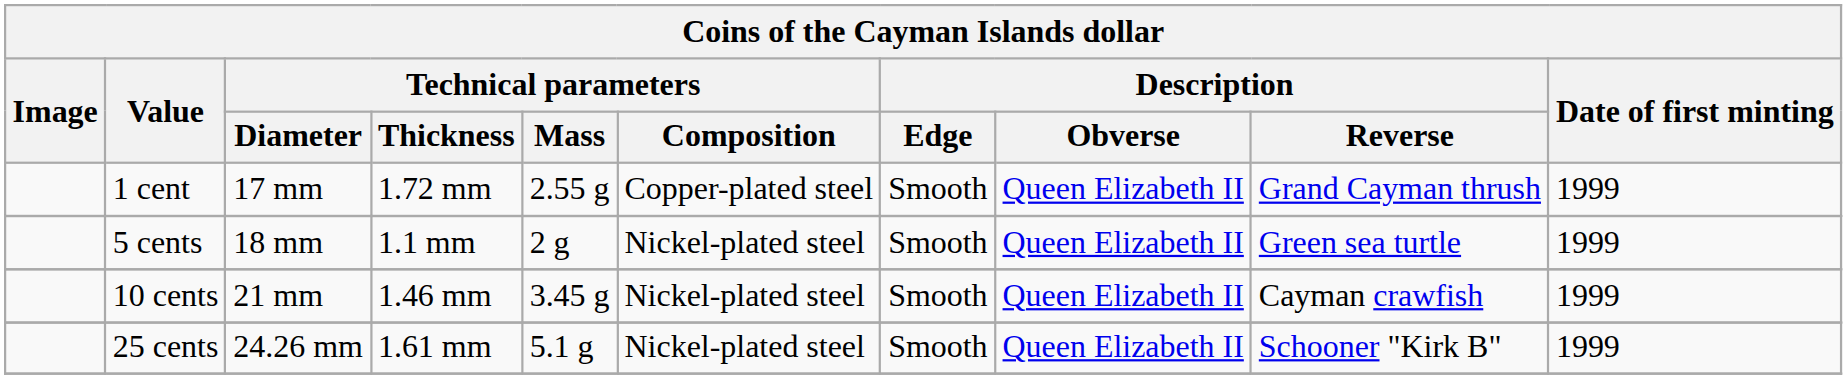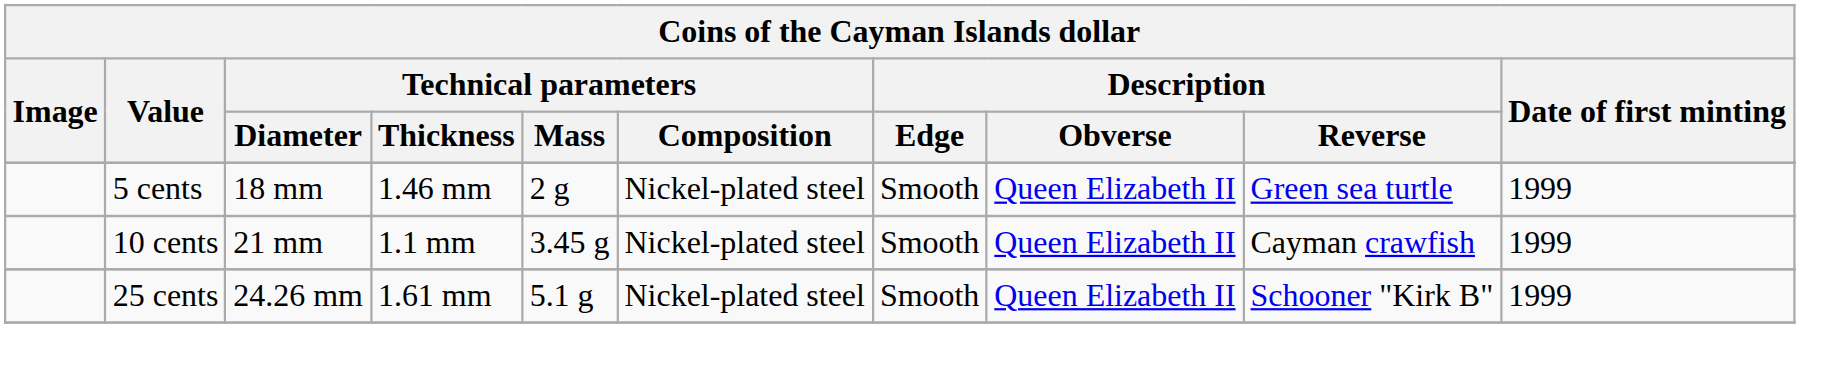- row: (151, 189)
(427, 242) 1.1 mm -> (435, 189) 1.46 mm
(435, 294) 1.46 mm -> (427, 242) 1.1 mm
